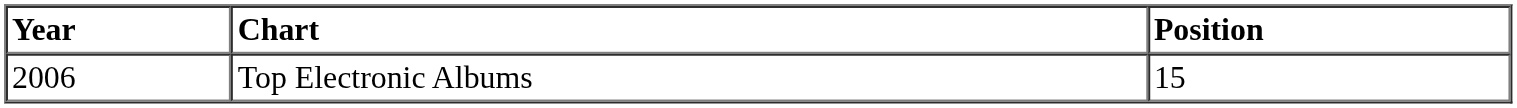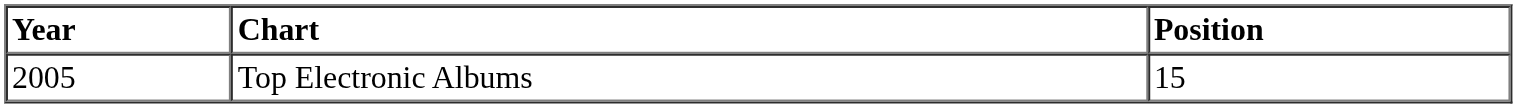(44, 77) 2006 -> (44, 77) 2005
